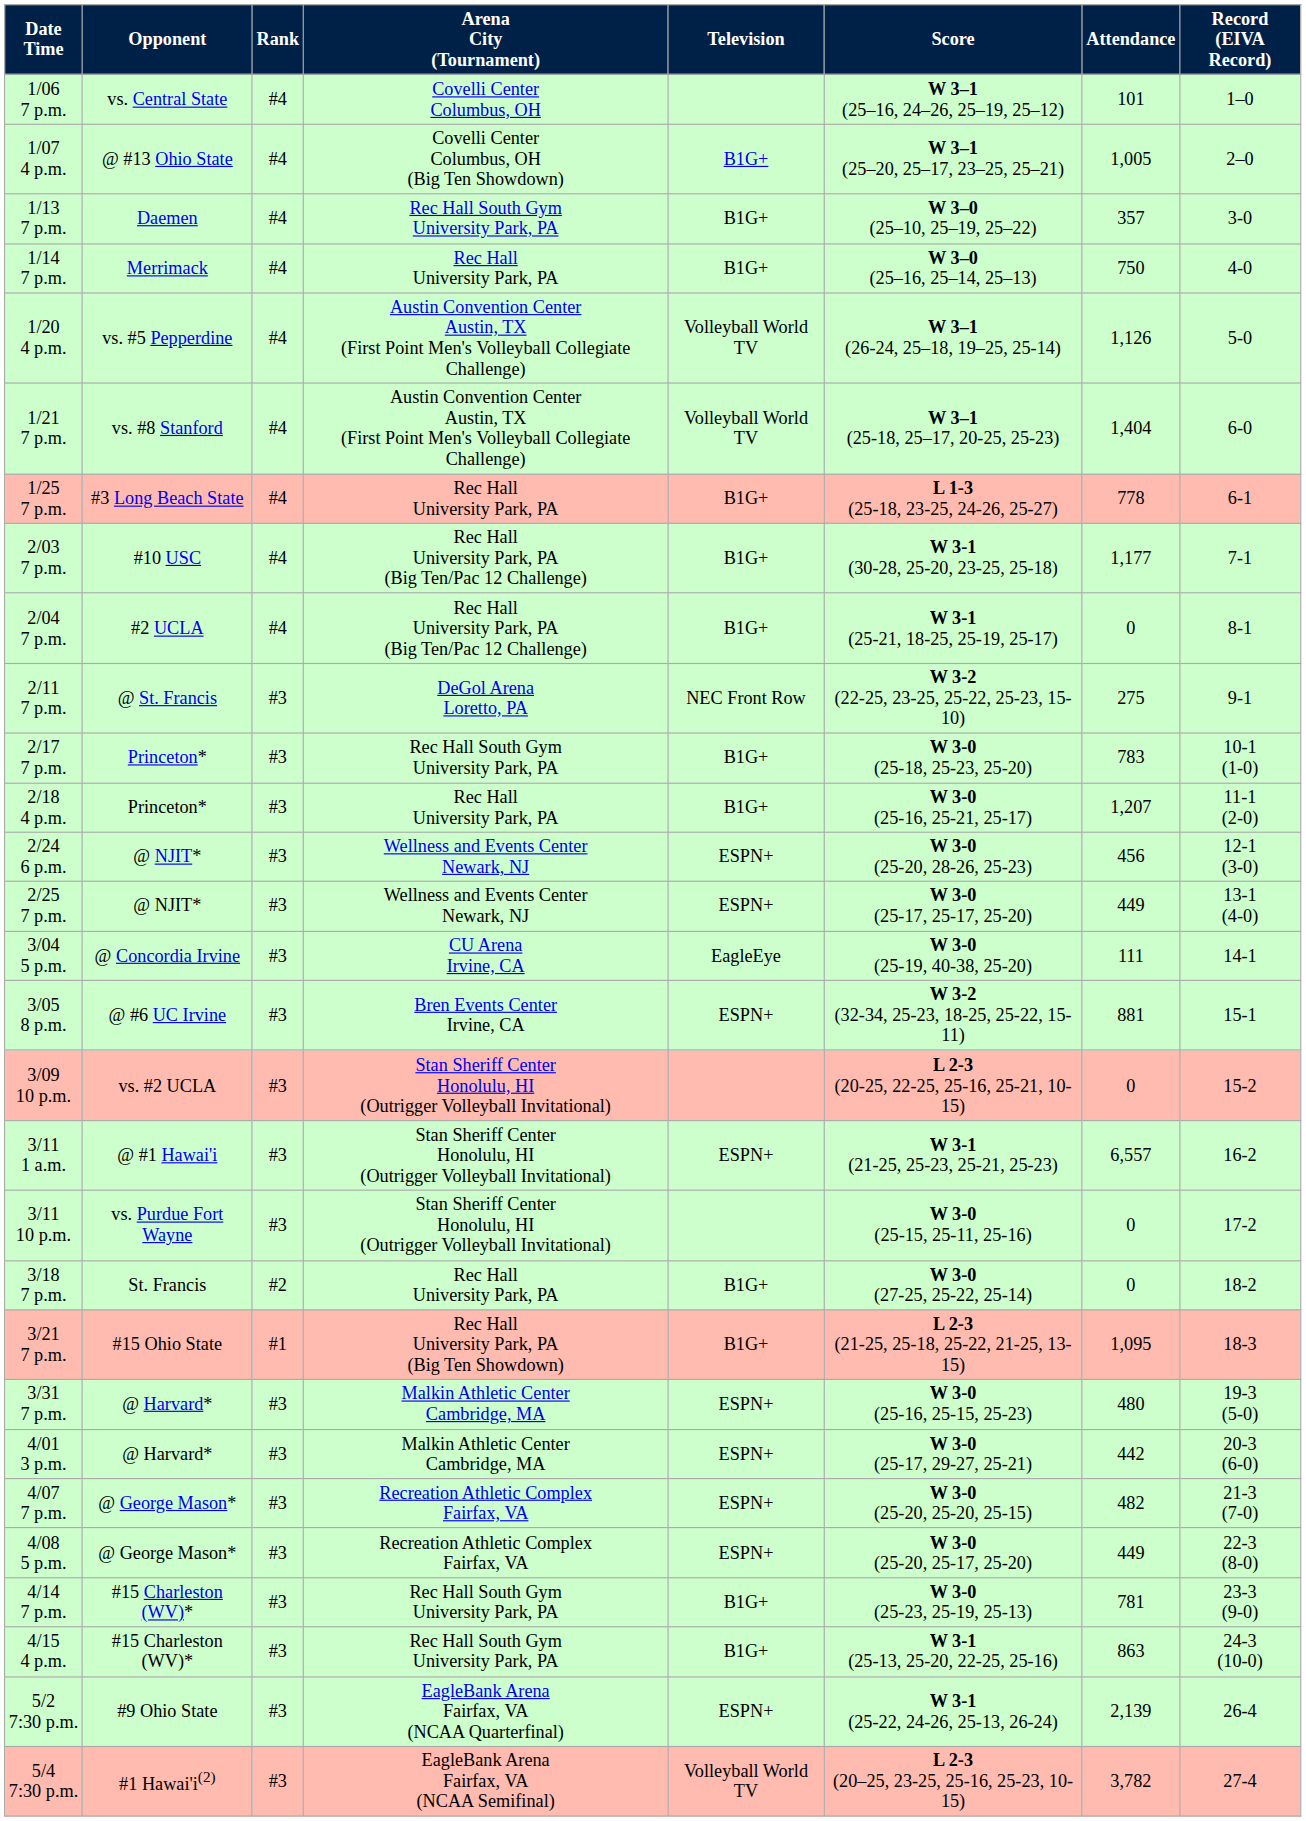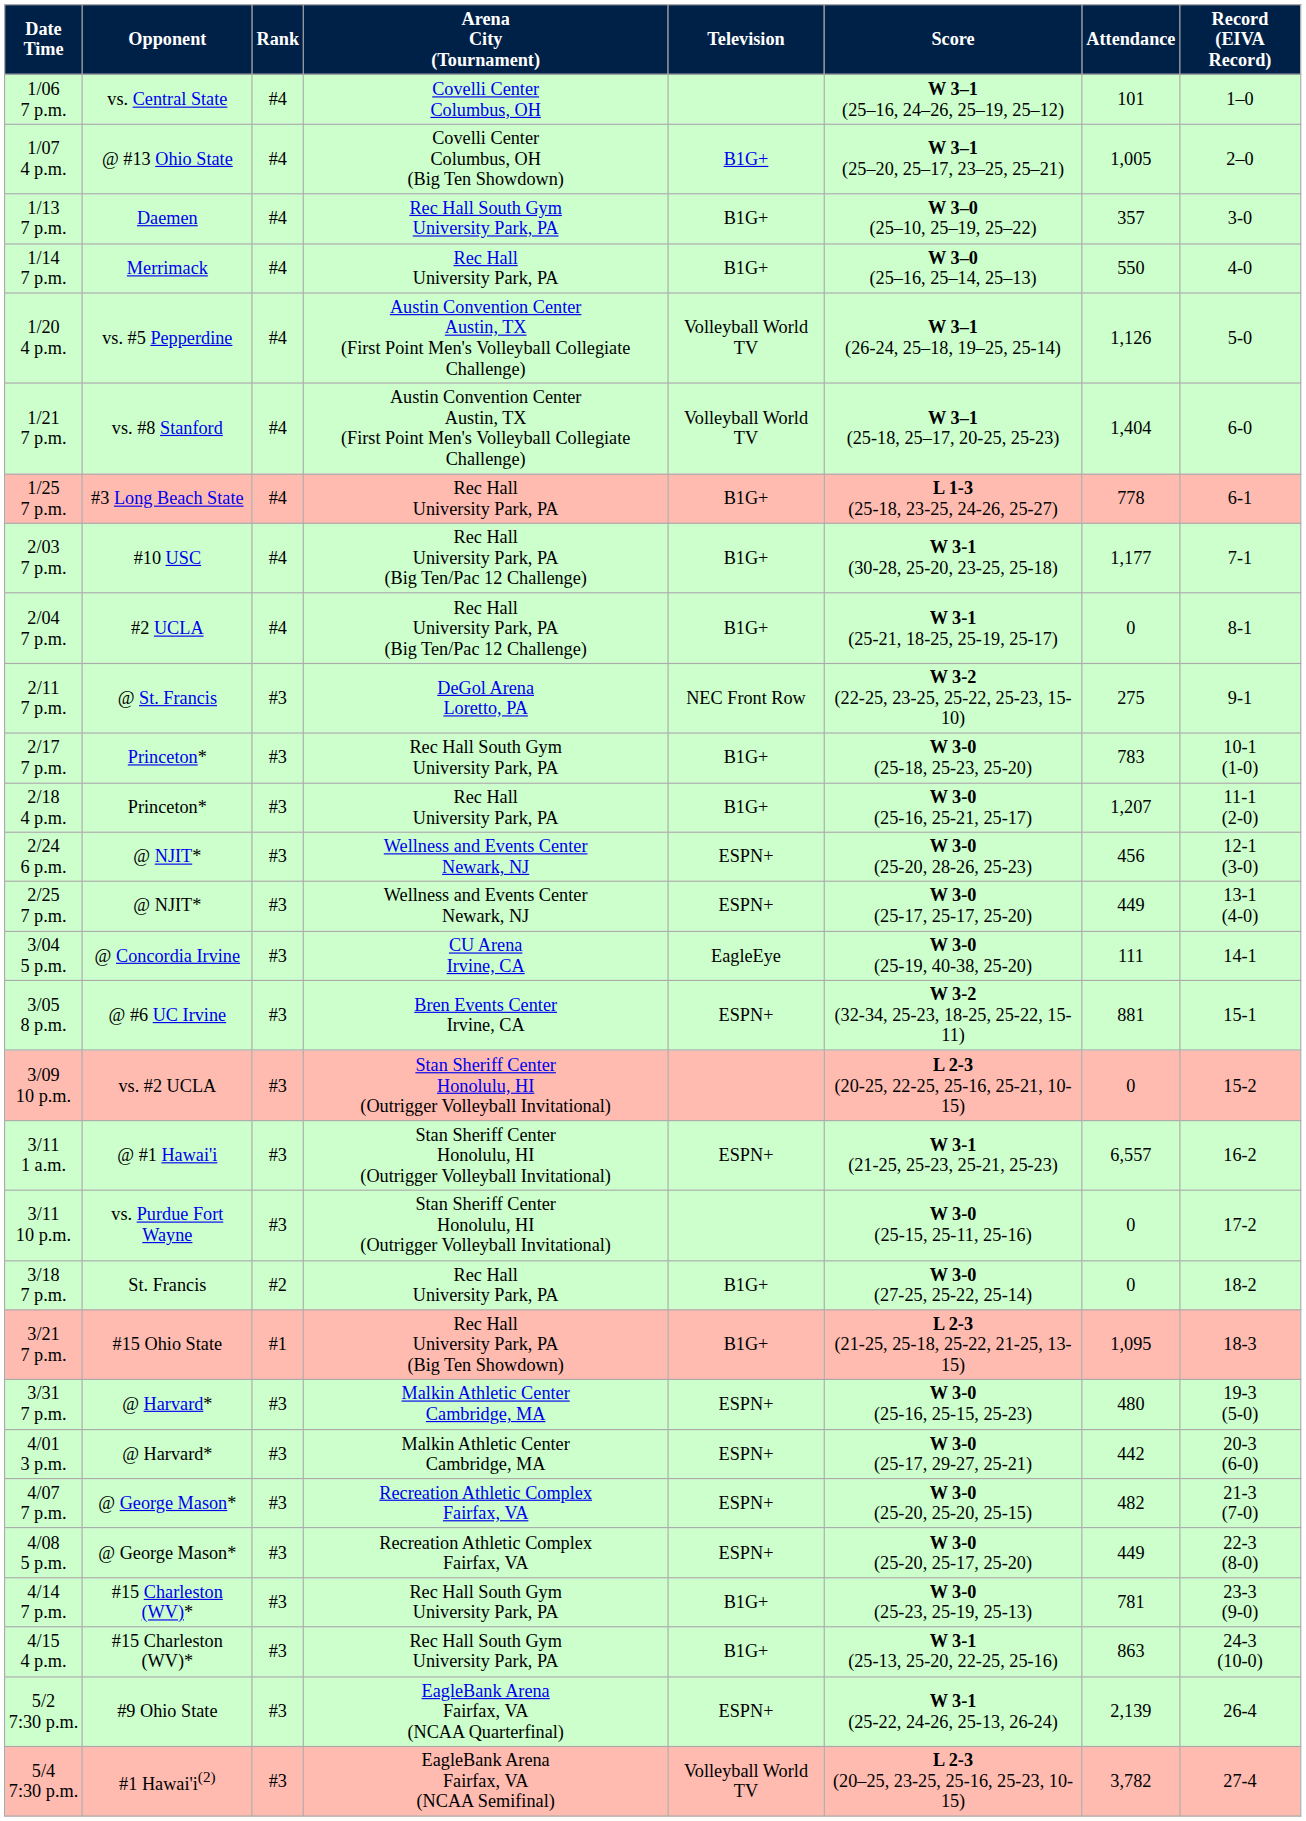(1131, 268) 750 -> (1131, 268) 550
